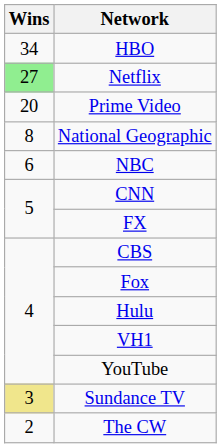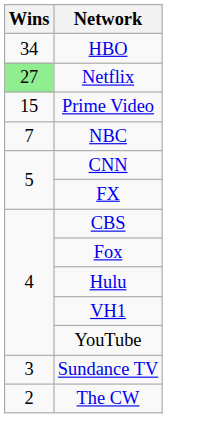(29, 106) 20 -> (29, 106) 15
- row: (135, 135)
(29, 164) 6 -> (29, 135) 7
(29, 398) khaki background -> (29, 369) no background
